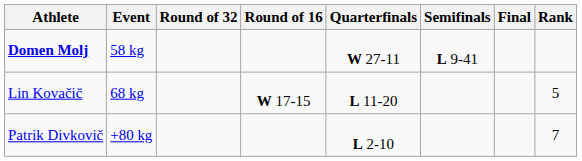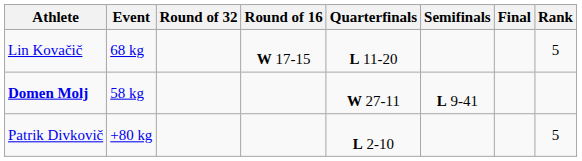rows swapped: (48, 50) <-> (45, 93)
(555, 135) 7 -> (555, 135) 5
